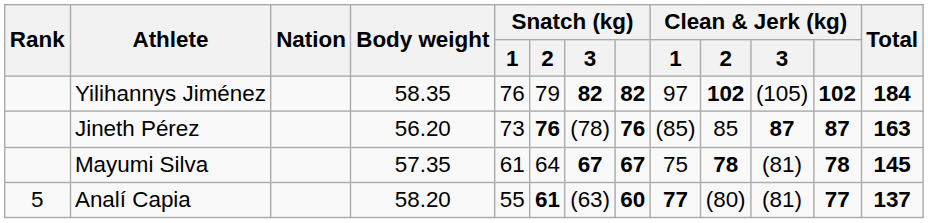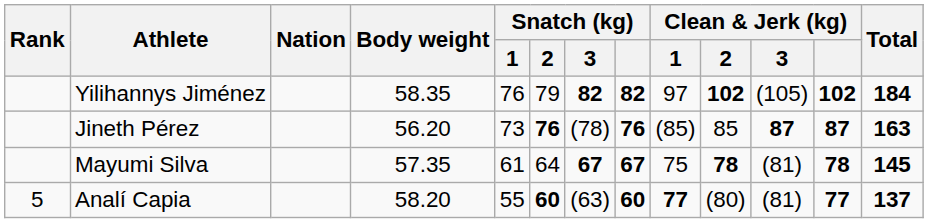(547, 199) 61 -> (547, 199) 60
